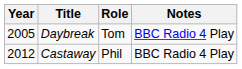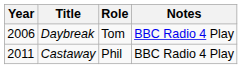(21, 34) 2005 -> (21, 34) 2006
(21, 53) 2012 -> (21, 53) 2011
